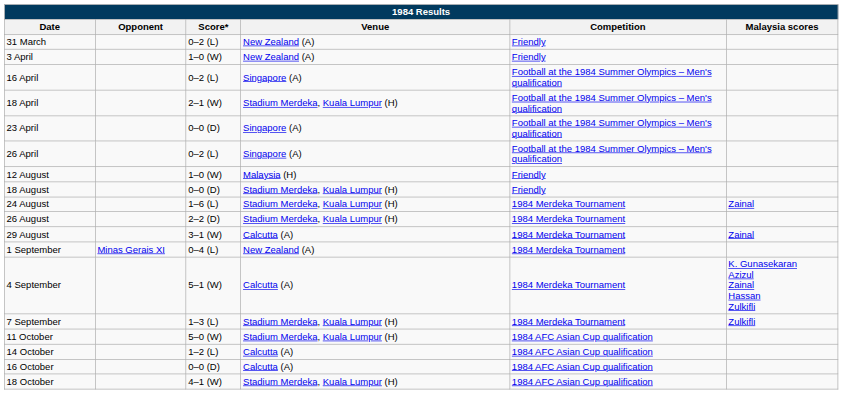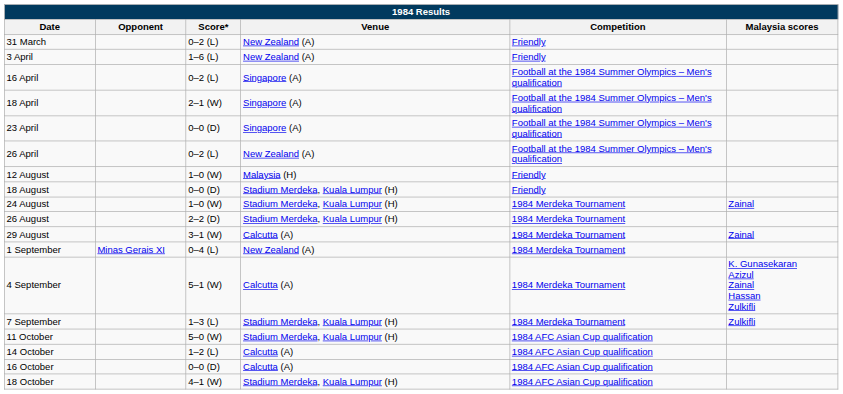(205, 57) 1–0 (W) -> (203, 57) 1–6 (L)
(320, 103) Stadium Merdeka, Kuala Lumpur (H) -> (272, 103) Singapore (A)
(272, 154) Singapore (A) -> (279, 154) New Zealand (A)
(203, 205) 1–6 (L) -> (205, 205) 1–0 (W)
